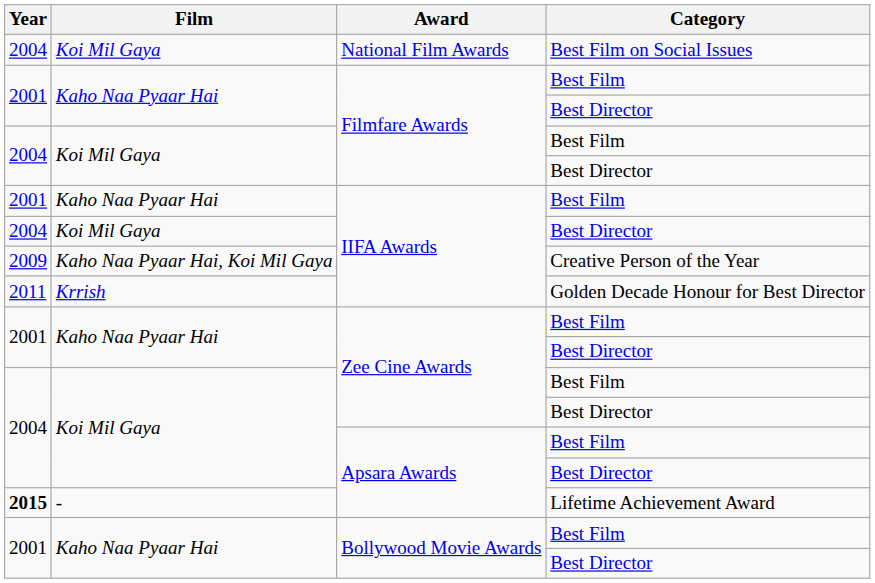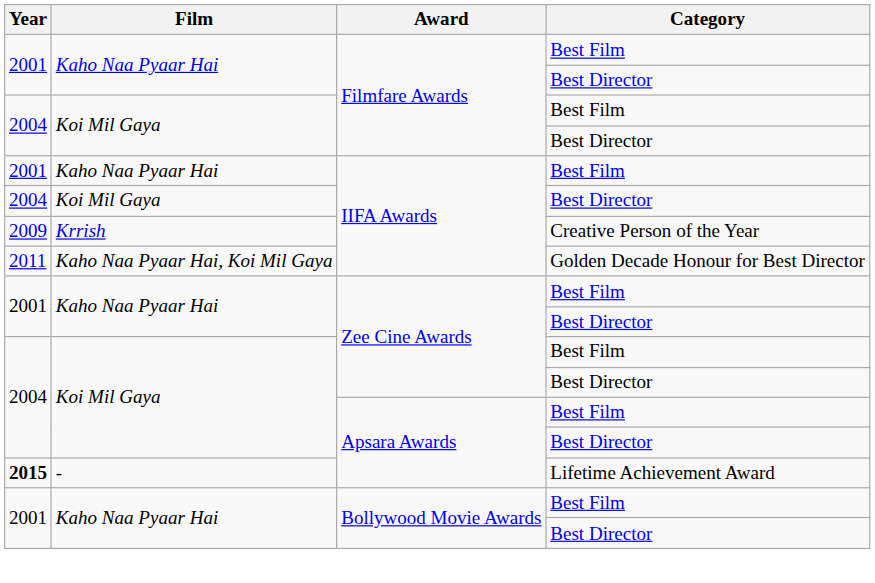- row: (425, 49)
(194, 261) Kaho Naa Pyaar Hai, Koi Mil Gaya -> (81, 230) Krrish
(81, 291) Krrish -> (194, 261) Kaho Naa Pyaar Hai, Koi Mil Gaya
